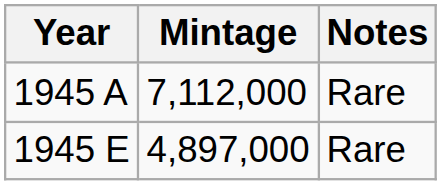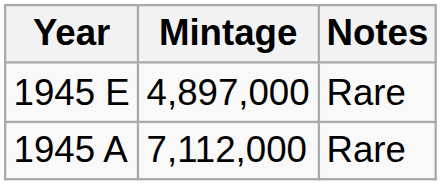rows swapped: (71, 91) <-> (72, 149)
